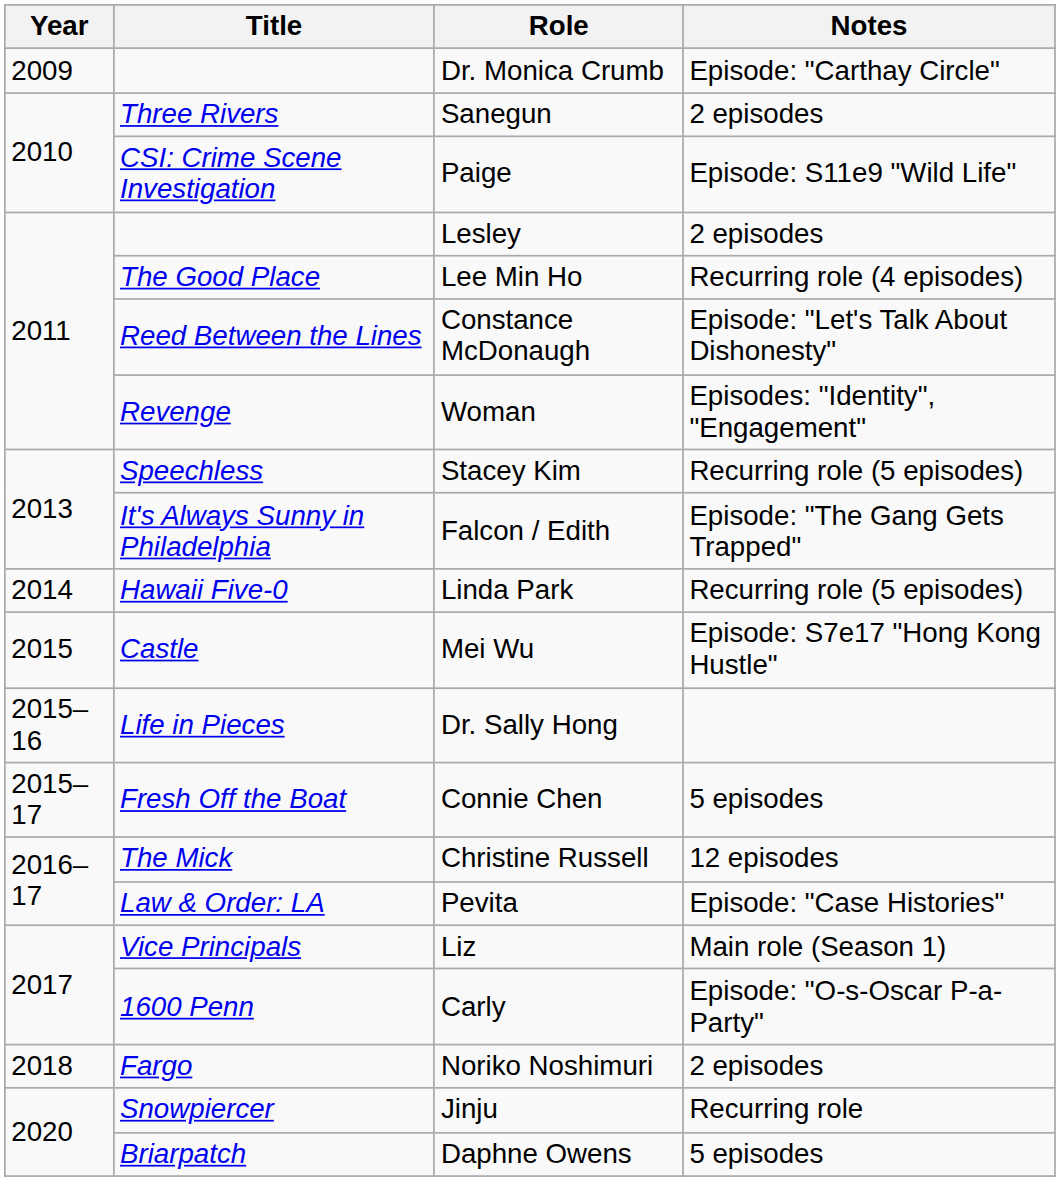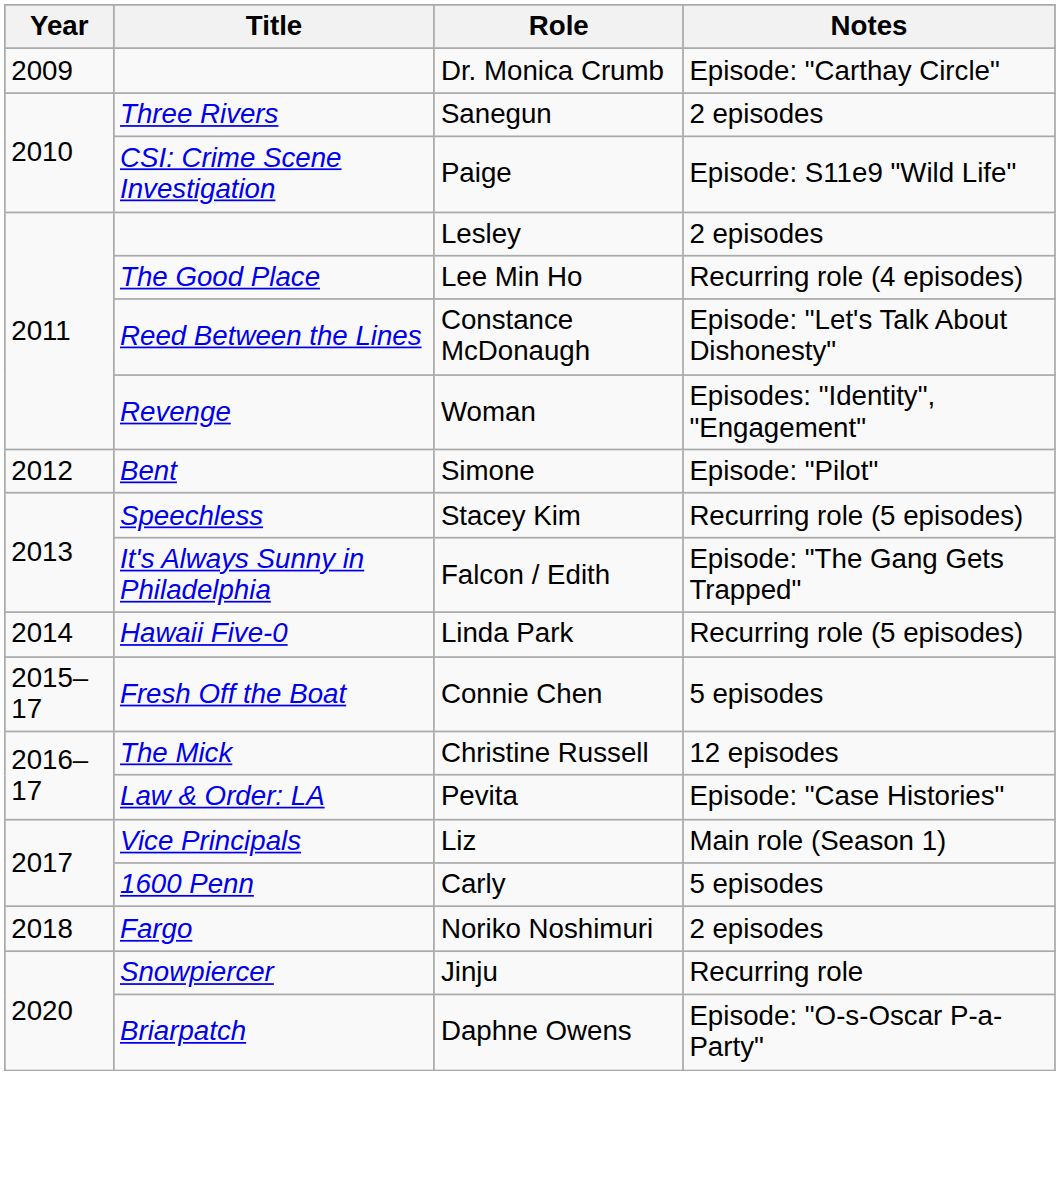+ row: (488, 471)
- row: (488, 649)
- row: (529, 724)
(846, 1006) Episode: "O-s-Oscar P-a-Party" -> (756, 884) 5 episodes
(756, 1153) 5 episodes -> (846, 1031) Episode: "O-s-Oscar P-a-Party"
